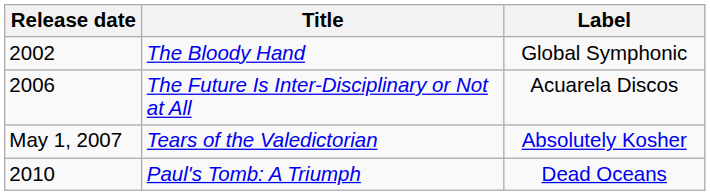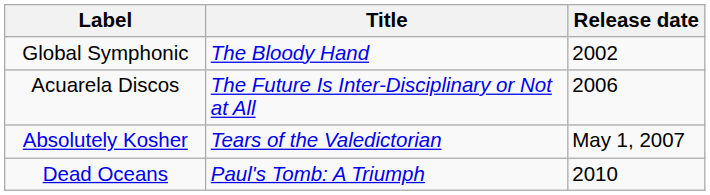columns swapped: (73, 20) <-> (604, 20)
